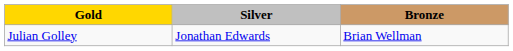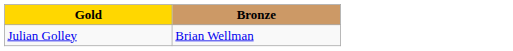- column: (256, 14)
